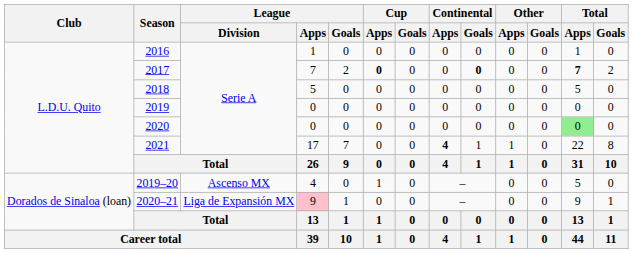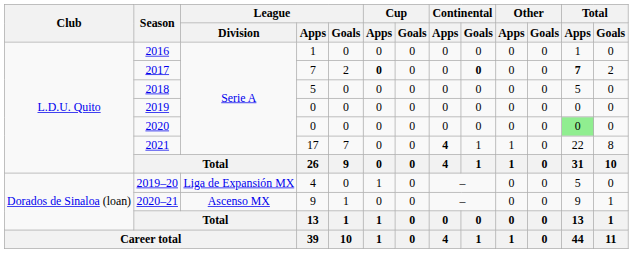(239, 182) Ascenso MX -> (239, 182) Liga de Expansión MX
(239, 201) Liga de Expansión MX -> (239, 201) Ascenso MX
(313, 201) pink background -> (313, 201) no background
